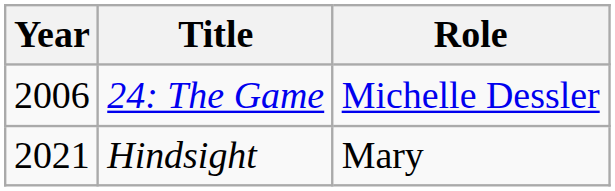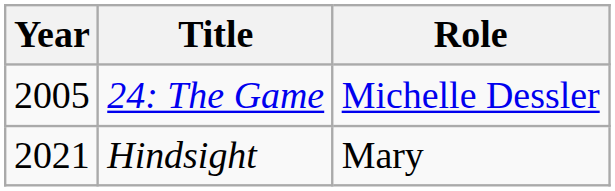(52, 94) 2006 -> (52, 94) 2005
